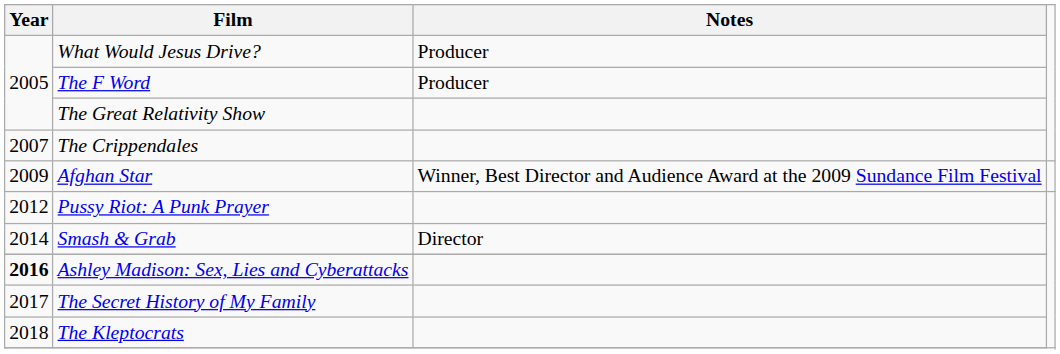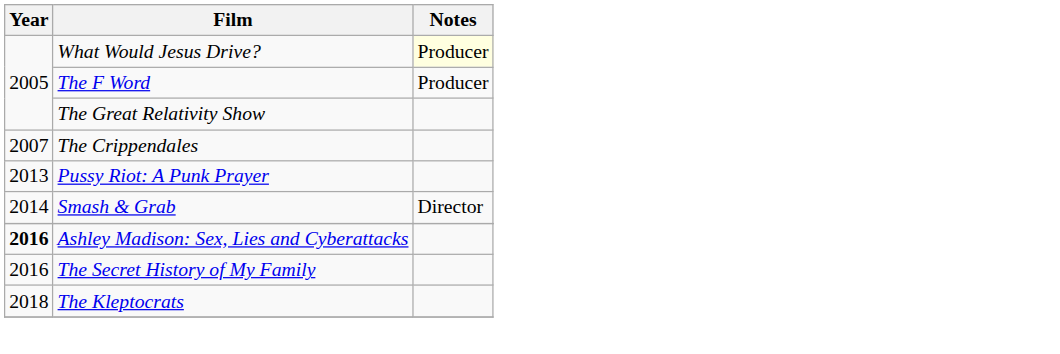(453, 51) no background -> (453, 51) lightyellow background
- row: (105, 176)
(29, 207) 2012 -> (29, 176) 2013
(29, 301) 2017 -> (29, 269) 2016
